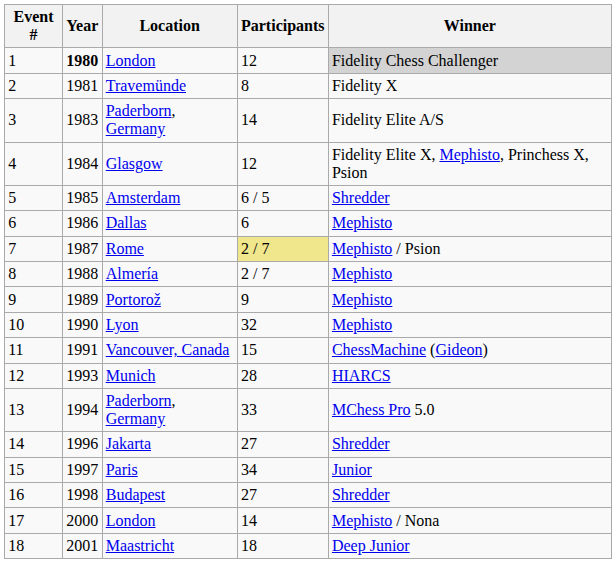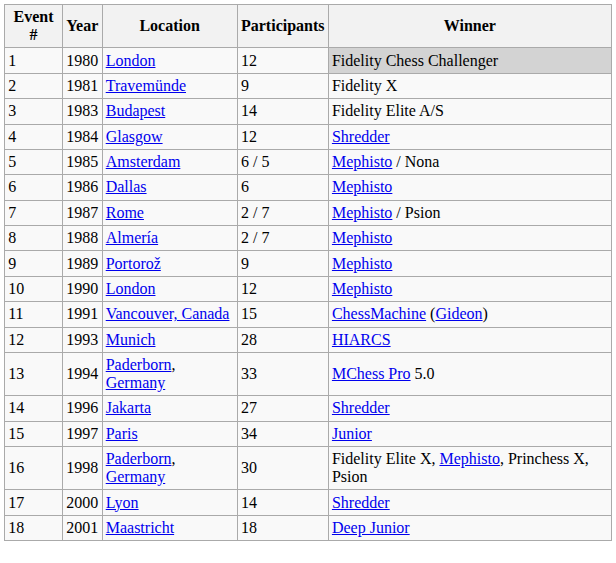(82, 60) bold -> (82, 60) normal
(245, 85) 8 -> (245, 85) 9
(141, 120) Paderborn, Germany -> (135, 111) Budapest
(460, 163) Fidelity Elite X, Mephisto, Princhess X, Psion -> (361, 136) Shredder
(361, 198) Shredder -> (386, 162) Mephisto / Nona
(255, 248) khaki background -> (255, 212) no background
(122, 324) Lyon -> (131, 288) London
(249, 324) 32 -> (249, 288) 12
(135, 495) Budapest -> (141, 468) Paderborn, Germany
(249, 495) 27 -> (249, 468) 30
(361, 495) Shredder -> (460, 468) Fidelity Elite X, Mephisto, Princhess X, Psion
(131, 520) London -> (122, 502) Lyon
(386, 520) Mephisto / Nona -> (361, 502) Shredder
